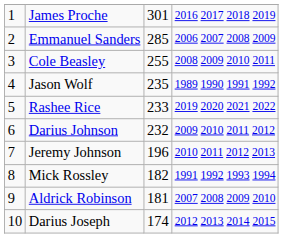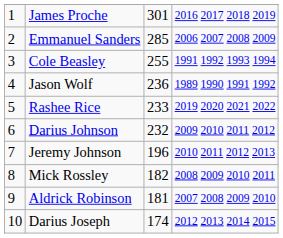(225, 61) 2008 2009 2010 2011 -> (225, 61) 1991 1992 1993 1994
(158, 84) 235 -> (158, 84) 236
(225, 175) 1991 1992 1993 1994 -> (225, 175) 2008 2009 2010 2011
